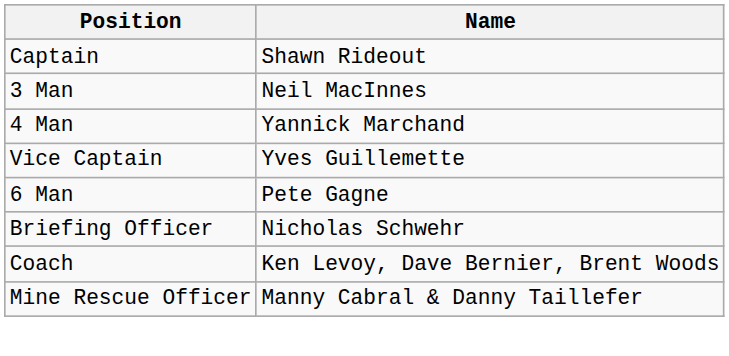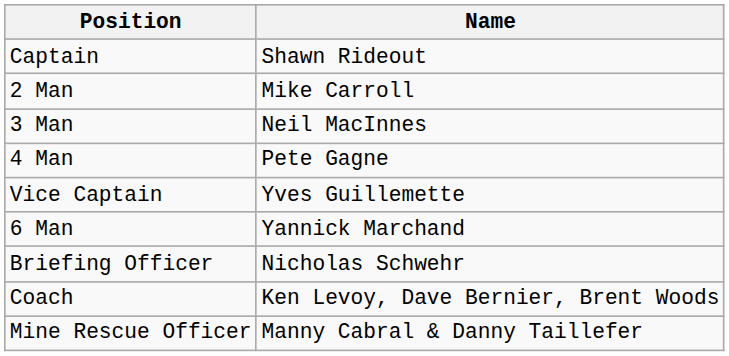+ row: (42, 91)
(363, 126) Yannick Marchand -> (325, 160) Pete Gagne
(325, 195) Pete Gagne -> (363, 229) Yannick Marchand
